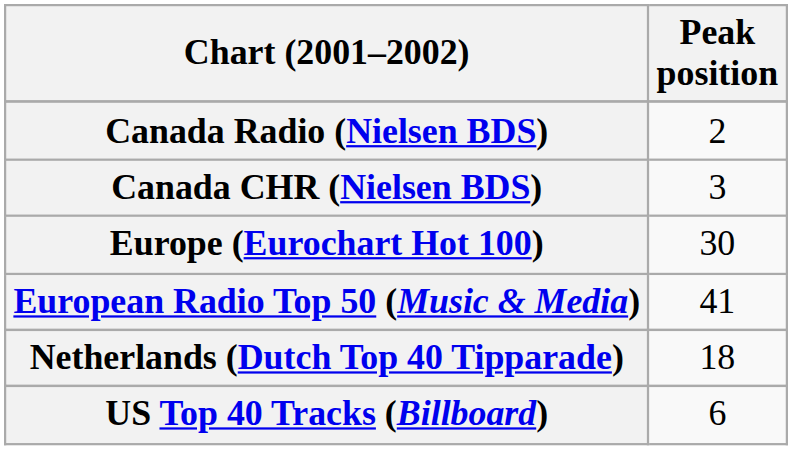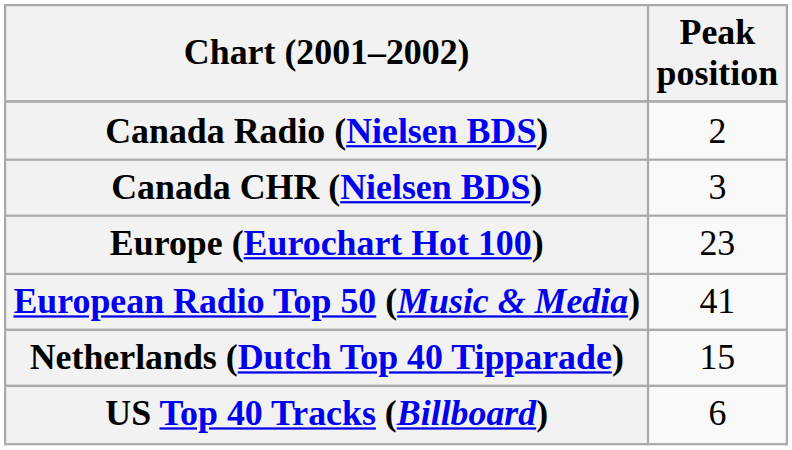(717, 243) 30 -> (717, 243) 23
(717, 357) 18 -> (717, 357) 15
